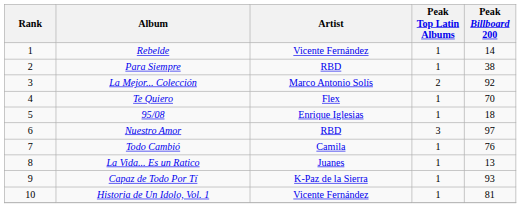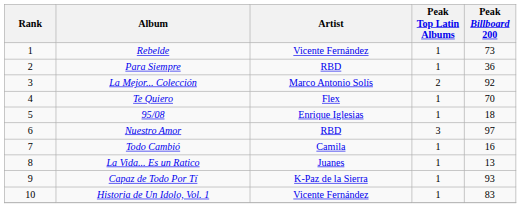(490, 51) 14 -> (490, 51) 73
(490, 67) 38 -> (490, 67) 36
(490, 147) 76 -> (490, 147) 16
(490, 195) 81 -> (490, 195) 83
